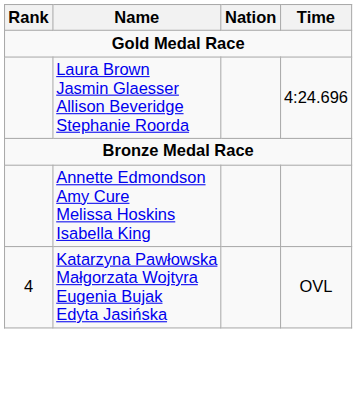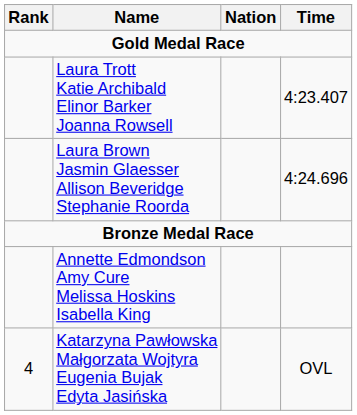+ row: (114, 97)
